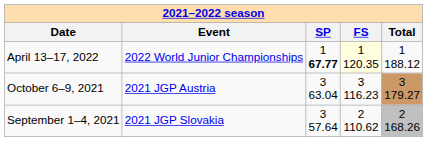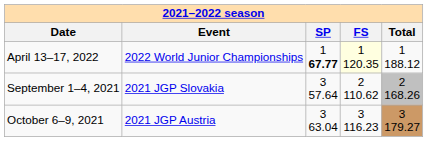rows swapped: (55, 89) <-> (63, 120)
